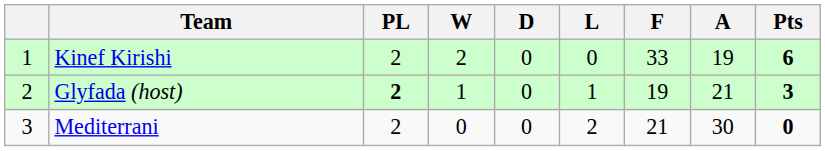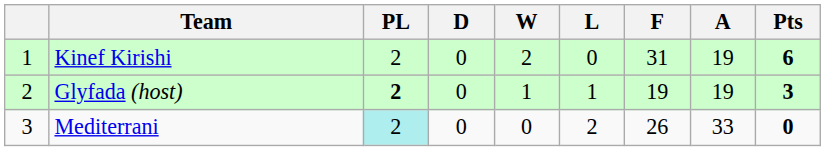columns swapped: (461, 22) <-> (527, 22)
(657, 57) 33 -> (657, 57) 31
(723, 92) 21 -> (723, 92) 19
(396, 127) no background -> (396, 127) paleturquoise background
(657, 127) 21 -> (657, 127) 26
(723, 127) 30 -> (723, 127) 33
